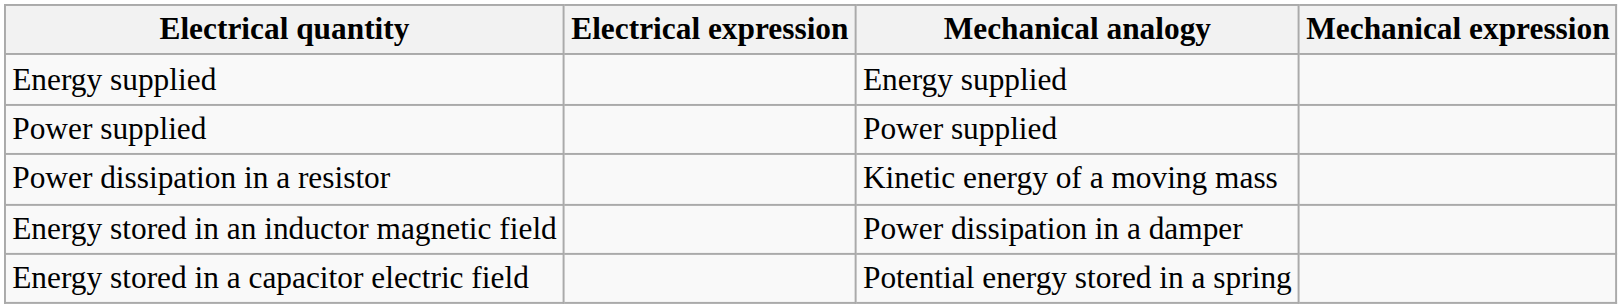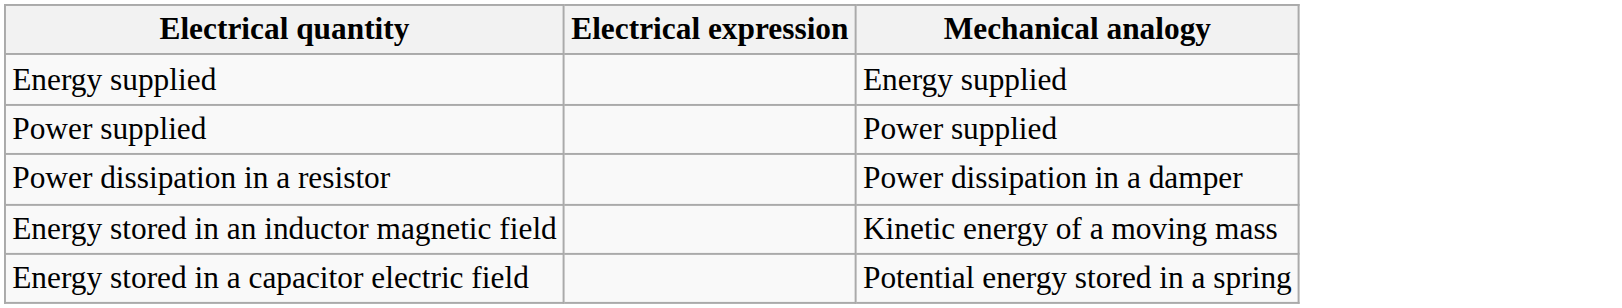- column: (1458, 29)
(1070, 178) Kinetic energy of a moving mass -> (1053, 178) Power dissipation in a damper
(1053, 228) Power dissipation in a damper -> (1070, 228) Kinetic energy of a moving mass
